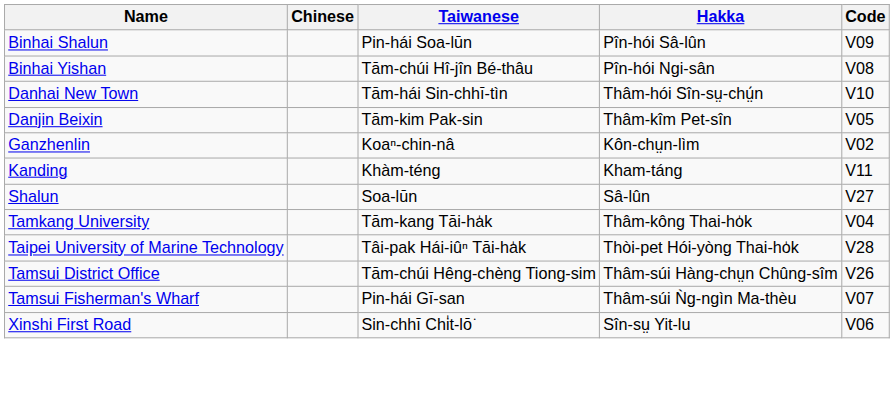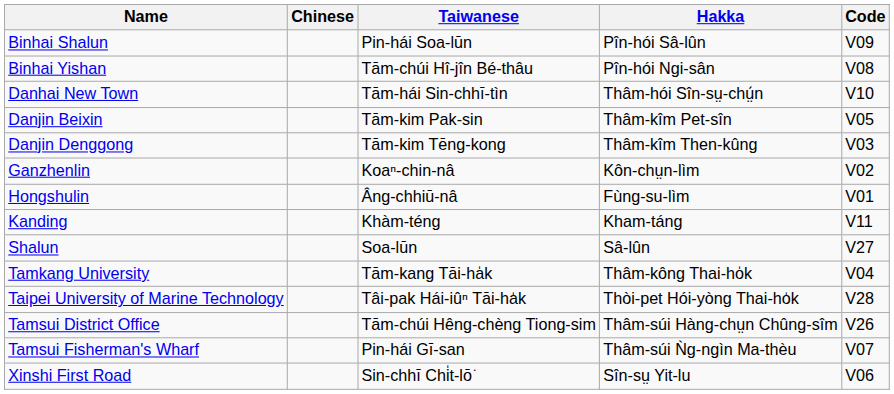+ row: (71, 145)
+ row: (49, 196)
